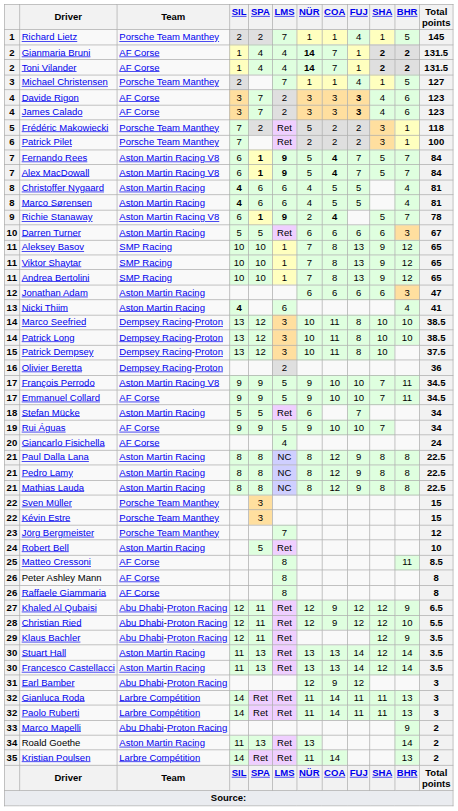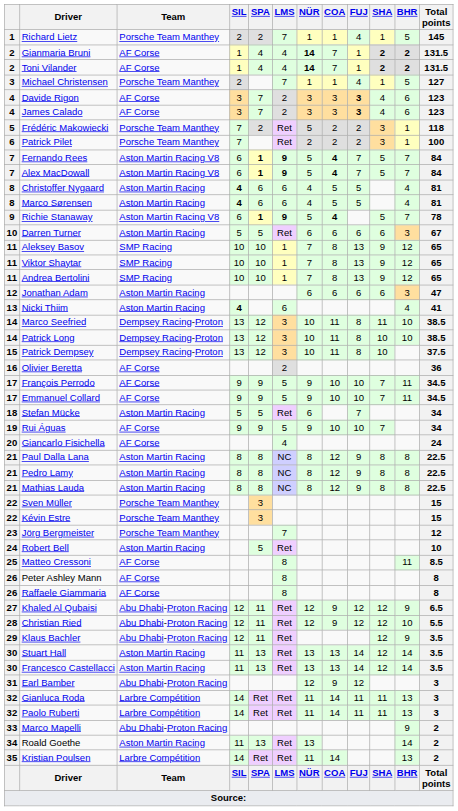(309, 217) 2 -> (309, 217) 5
(382, 322) 10 -> (382, 322) 11
(171, 367) Dempsey Racing-Proton -> (139, 367) AF Corse
(169, 382) Aston Martin Racing V8 -> (139, 382) AF Corse
